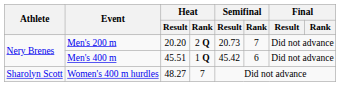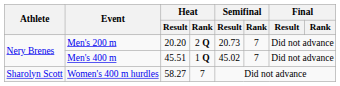(229, 58) 45.42 -> (229, 58) 45.02
(256, 58) 6 -> (256, 58) 7
(175, 74) 48.27 -> (175, 74) 58.27
